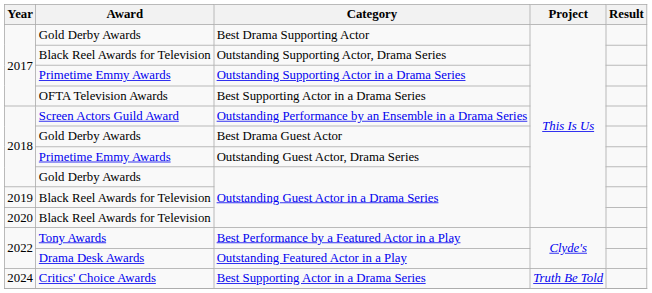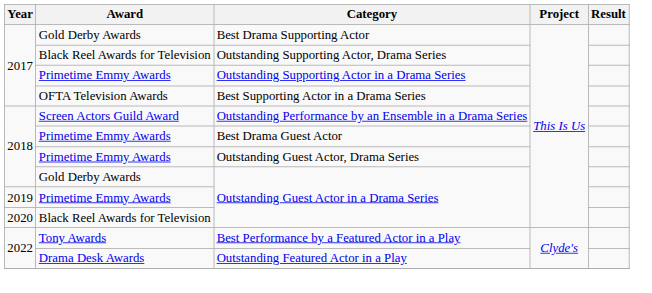(90, 136) Gold Derby Awards -> (105, 136) Primetime Emmy Awards
(125, 197) Black Reel Awards for Television -> (105, 197) Primetime Emmy Awards
- row: (20, 278)
